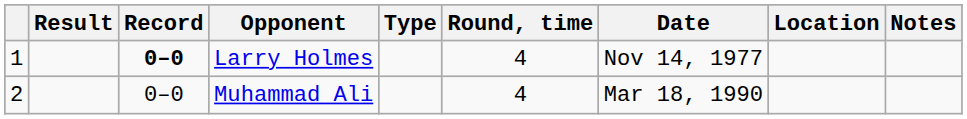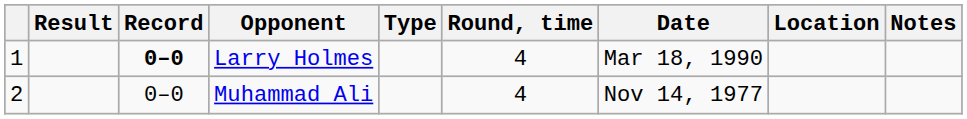(683, 59) Nov 14, 1977 -> (683, 59) Mar 18, 1990
(683, 95) Mar 18, 1990 -> (683, 95) Nov 14, 1977
